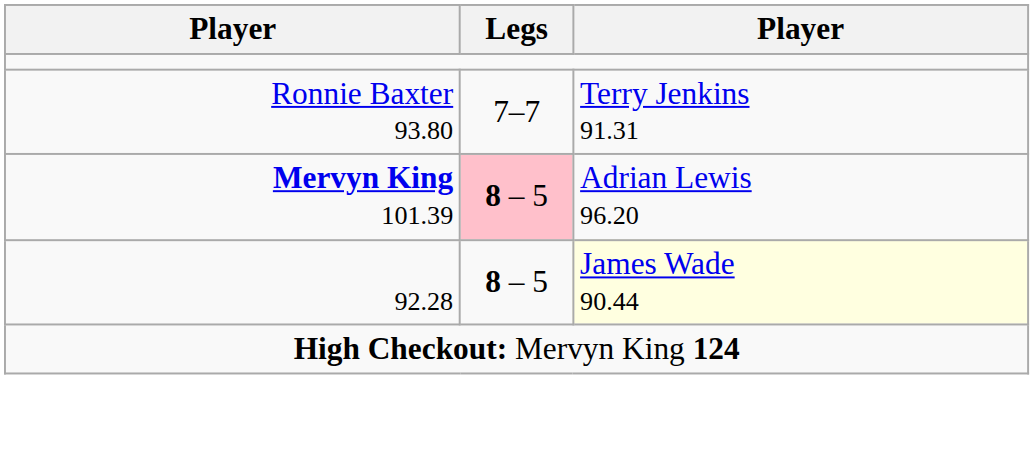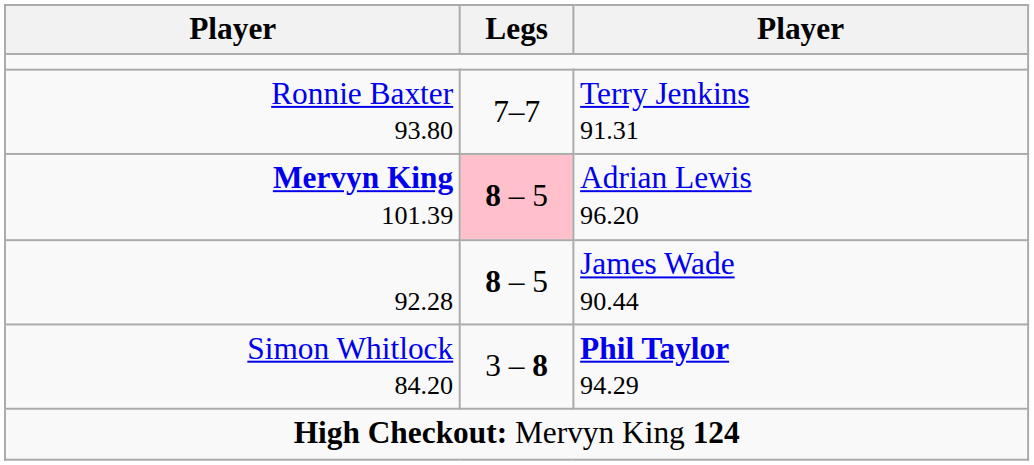(657, 281) lightyellow background -> (657, 281) no background
+ row: (350, 366)
